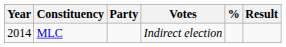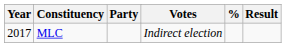(19, 33) 2014 -> (19, 33) 2017
